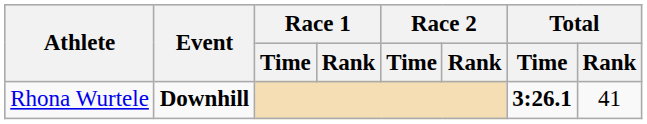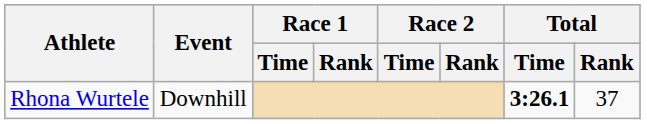(204, 99) bold -> (203, 99) normal
(609, 99) 41 -> (607, 99) 37
